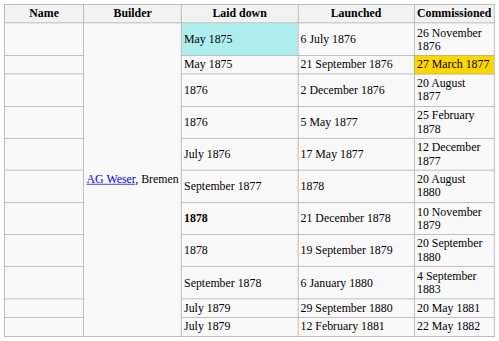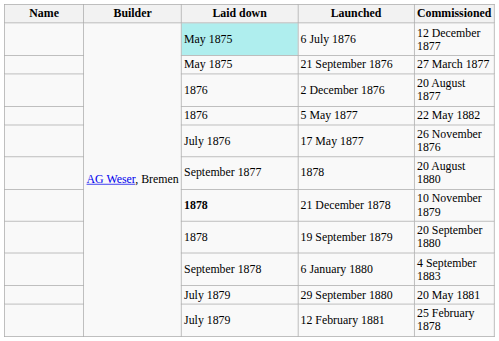(449, 39) 26 November 1876 -> (449, 39) 12 December 1877
(453, 64) gold background -> (453, 64) no background
(446, 122) 25 February 1878 -> (449, 115) 22 May 1882
(449, 154) 12 December 1877 -> (449, 141) 26 November 1876
(449, 327) 22 May 1882 -> (446, 320) 25 February 1878
